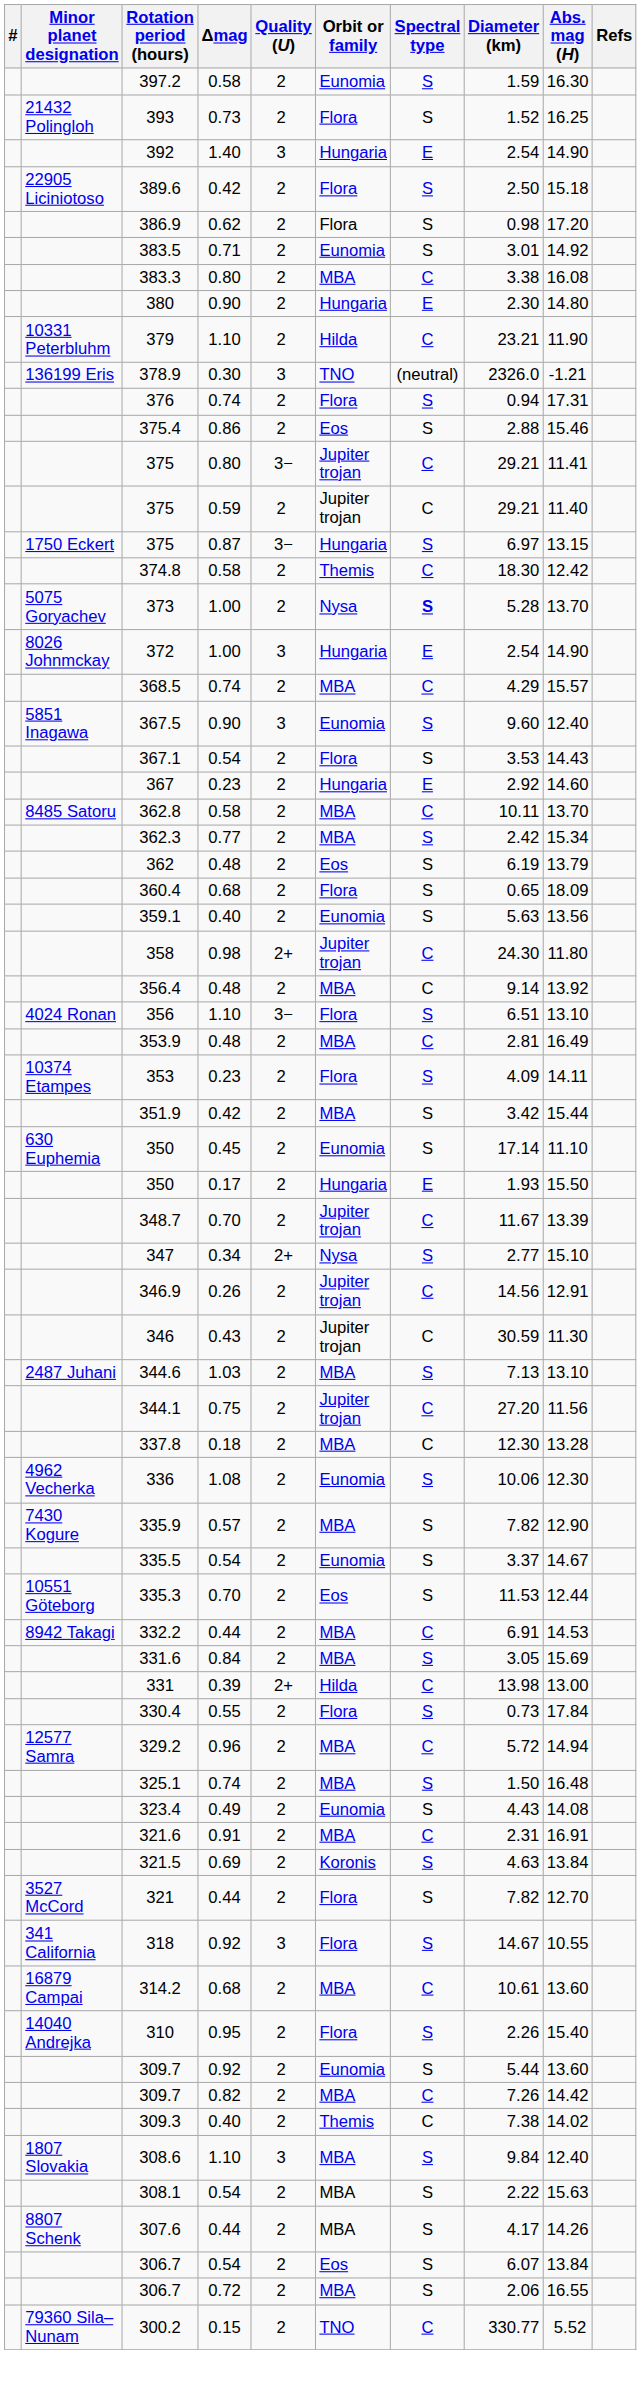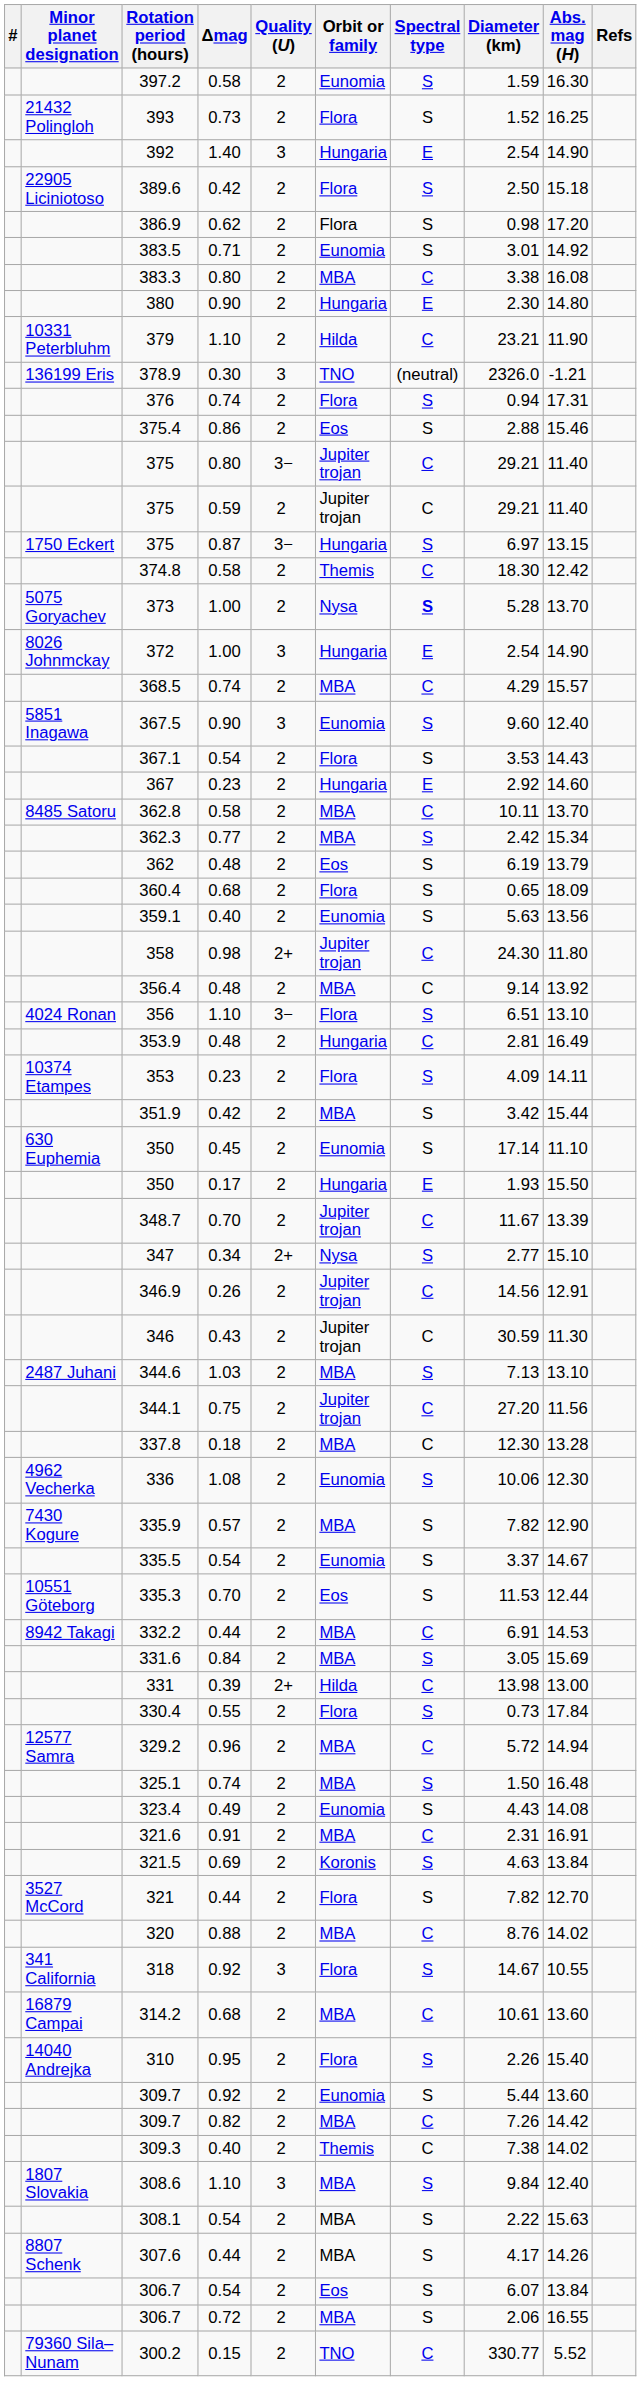(568, 463) 11.41 -> (568, 463) 11.40
(337, 1041) MBA -> (353, 1041) Hungaria
+ row: (160, 1933)
